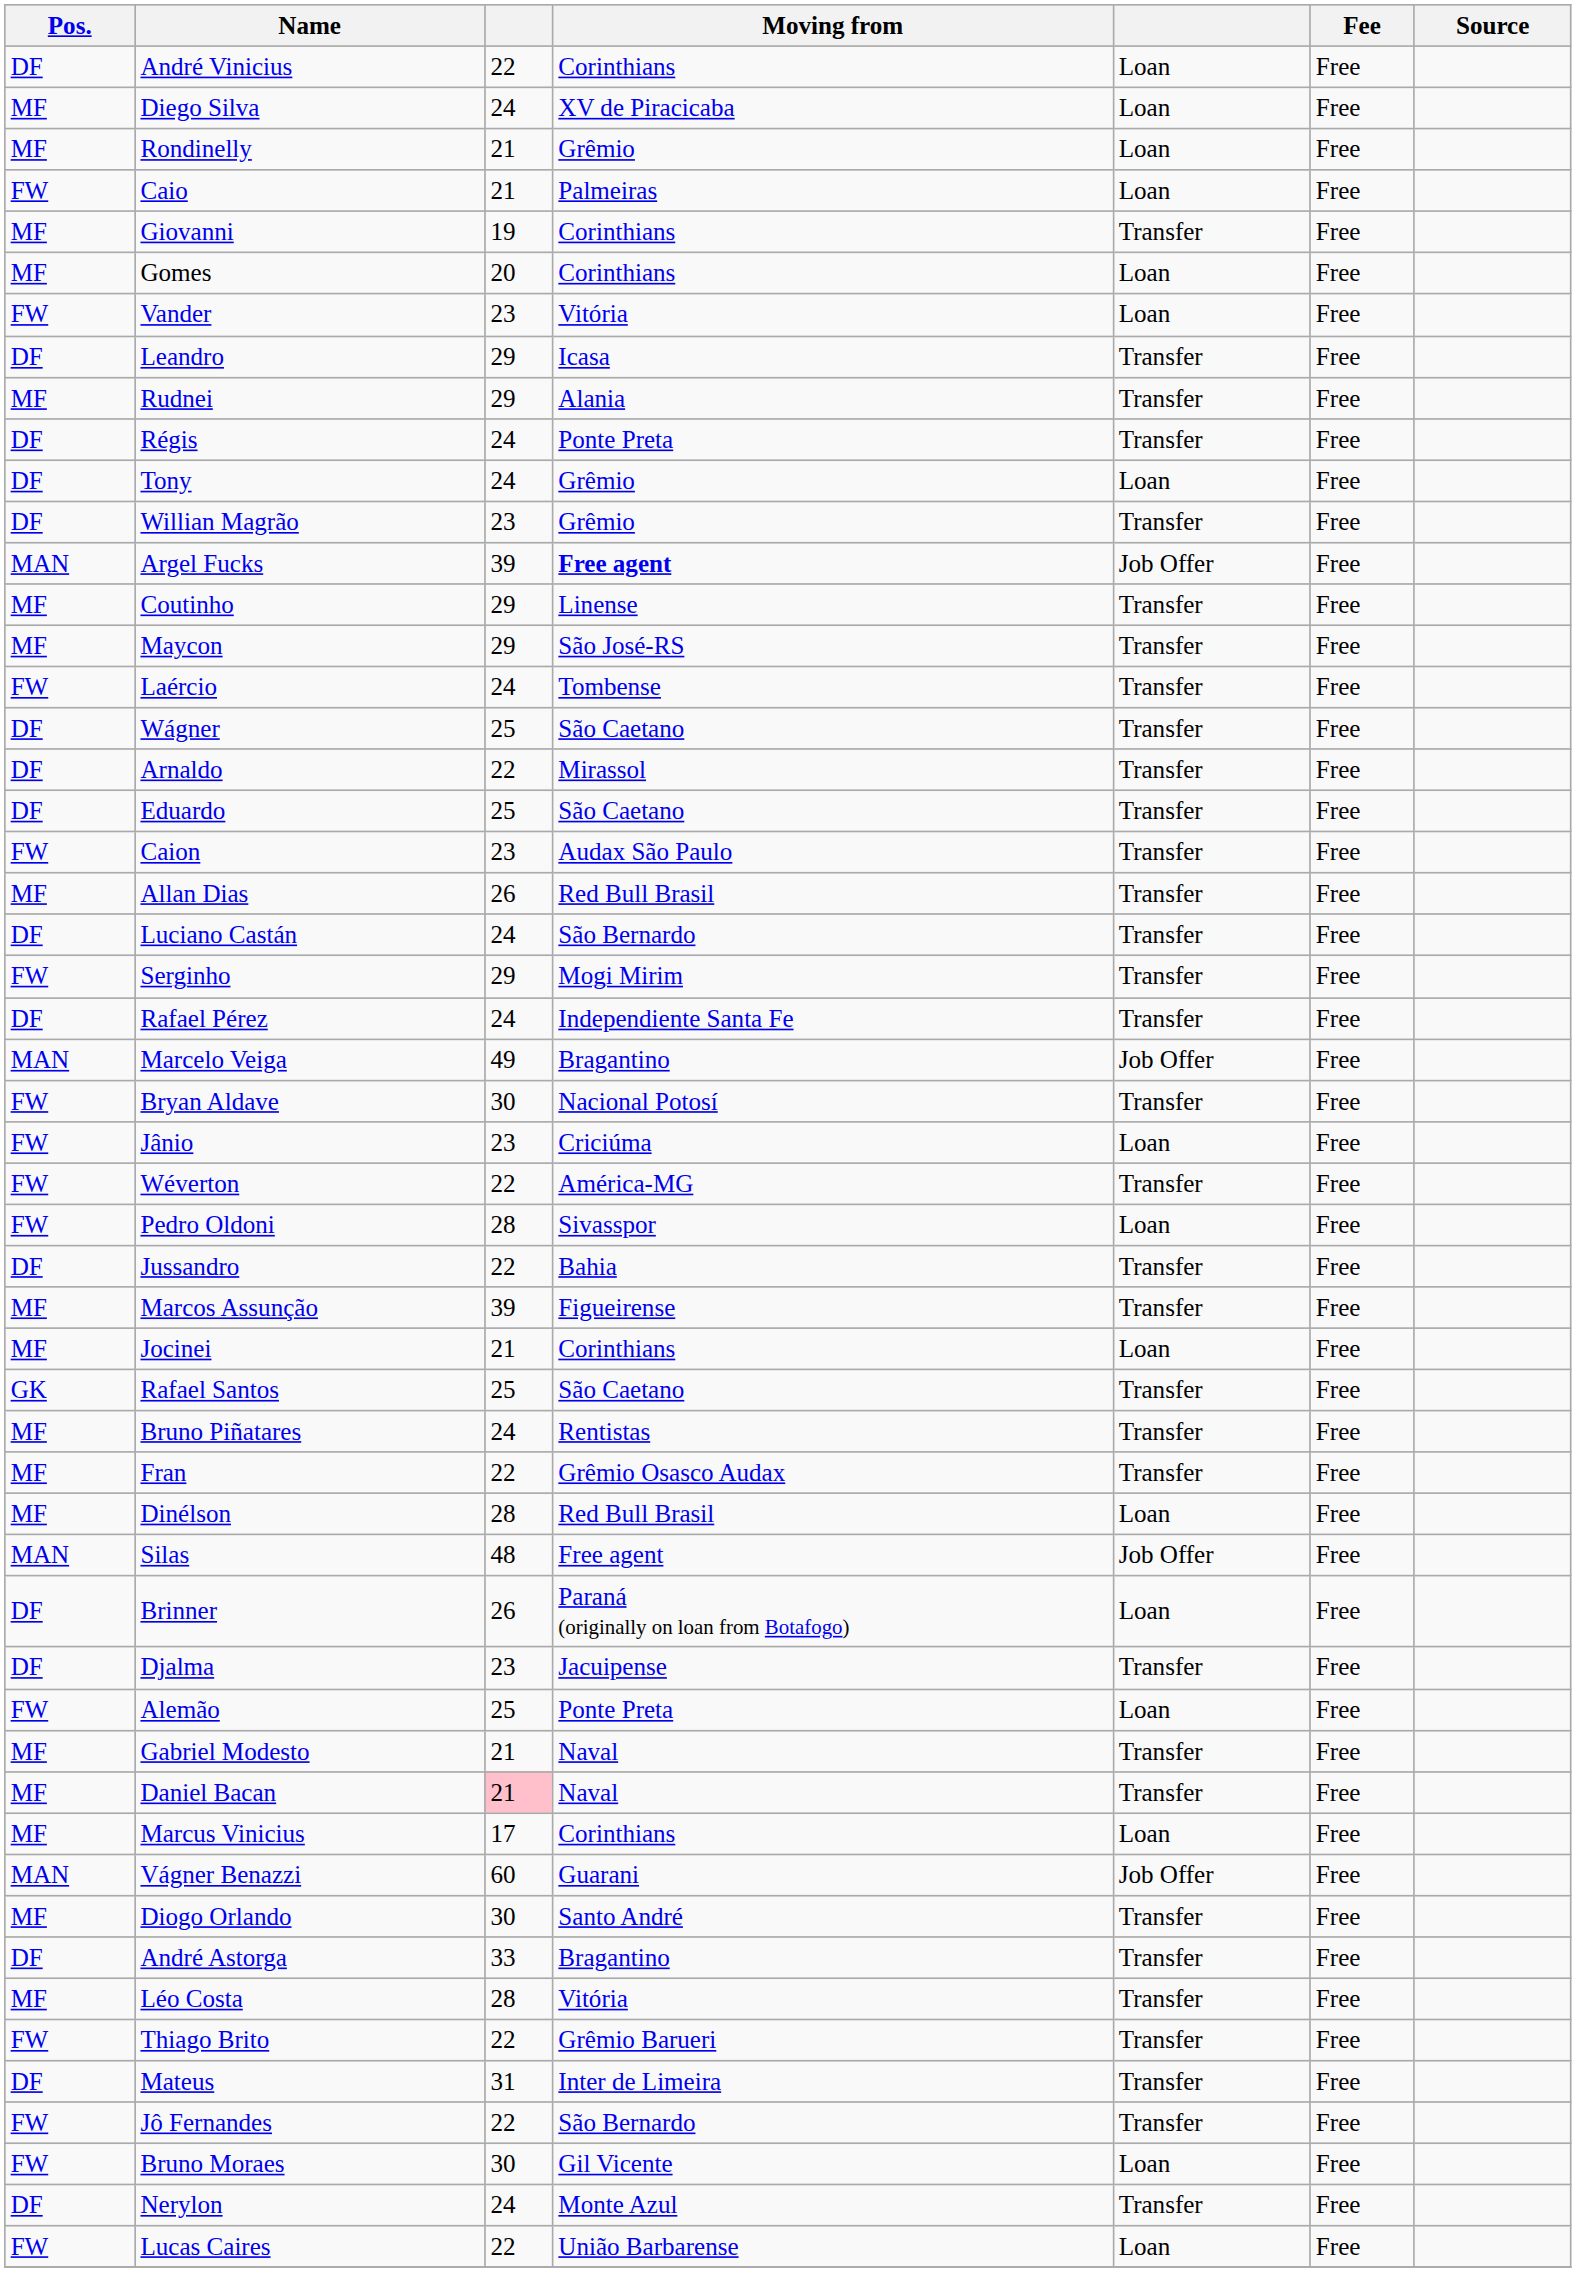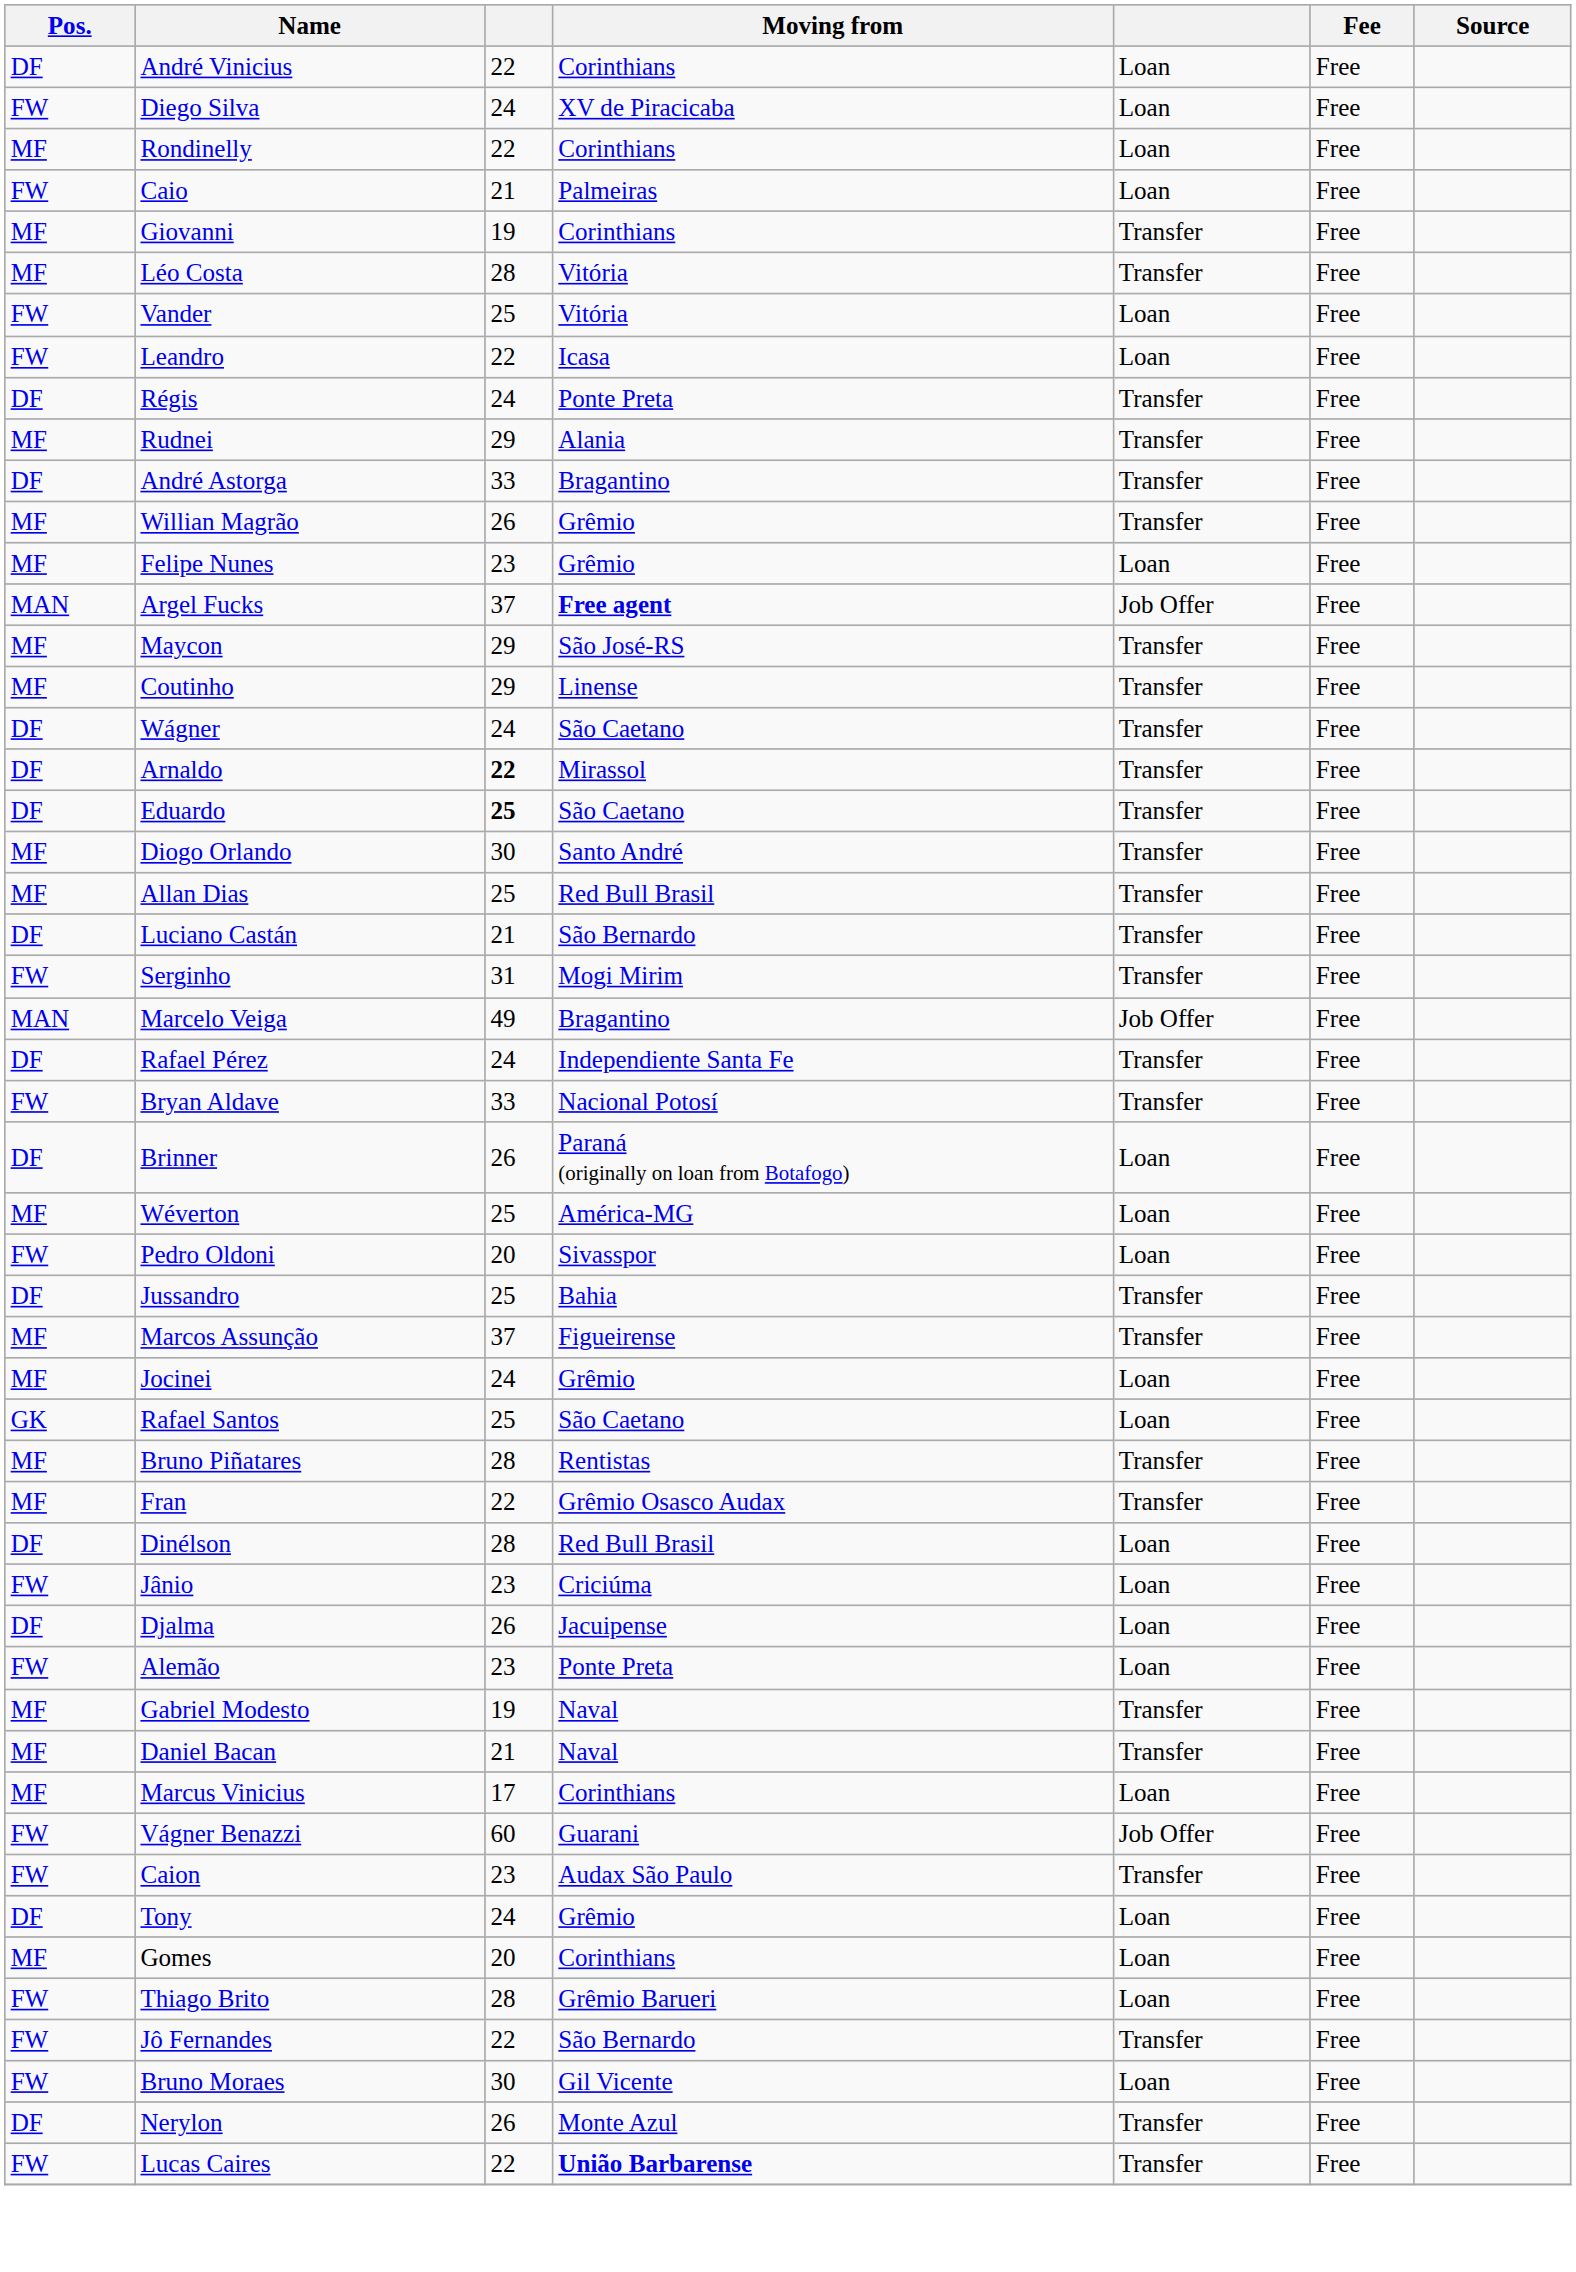(29, 108) MF -> (29, 108) FW
(503, 149) 21 -> (503, 149) 22
(597, 149) Grêmio -> (617, 149) Corinthians
rows swapped: (176, 273) <-> (192, 1998)
(503, 314) 23 -> (503, 314) 25
(27, 356) DF -> (29, 356) FW
(503, 356) 29 -> (503, 356) 22
(1161, 356) Transfer -> (1144, 356) Loan
rows swapped: (169, 438) <-> (177, 397)
rows swapped: (166, 480) <-> (214, 1957)
(27, 521) DF -> (29, 521) MF
(503, 521) 23 -> (503, 521) 26
+ row: (207, 562)
(503, 562) 39 -> (503, 604) 37
rows swapped: (187, 604) <-> (182, 645)
- row: (179, 687)
(503, 728) 25 -> (503, 728) 24
(503, 769) normal -> (503, 769) bold
(503, 811) normal -> (503, 811) bold
rows swapped: (170, 852) <-> (216, 1915)
(503, 893) 26 -> (503, 893) 25
(503, 935) 24 -> (503, 935) 21
(503, 976) 29 -> (503, 976) 31
rows swapped: (214, 1059) <-> (204, 1017)
(503, 1100) 30 -> (503, 1100) 33
rows swapped: (179, 1611) <-> (167, 1141)
(29, 1183) FW -> (29, 1212) MF
(503, 1183) 22 -> (503, 1212) 25
(1161, 1183) Transfer -> (1144, 1212) Loan
(503, 1224) 28 -> (503, 1254) 20
(503, 1265) 22 -> (503, 1295) 25
(503, 1307) 39 -> (503, 1337) 37
(503, 1348) 21 -> (503, 1378) 24
(617, 1348) Corinthians -> (597, 1378) Grêmio
(1161, 1390) Transfer -> (1144, 1419) Loan
(503, 1431) 24 -> (503, 1461) 28
(29, 1514) MF -> (27, 1543) DF
- row: (165, 1555)
(503, 1667) 23 -> (503, 1626) 26
(1161, 1667) Transfer -> (1144, 1626) Loan
(503, 1709) 25 -> (503, 1667) 23
(503, 1750) 21 -> (503, 1709) 19
(503, 1791) pink background -> (503, 1750) no background
(40, 1874) MAN -> (29, 1833) FW
(503, 2040) 22 -> (503, 1998) 28
(1161, 2040) Transfer -> (1144, 1998) Loan
- row: (177, 2081)
(503, 2205) 24 -> (503, 2122) 26
(648, 2246) normal -> (655, 2164) bold
(1144, 2246) Loan -> (1161, 2164) Transfer
